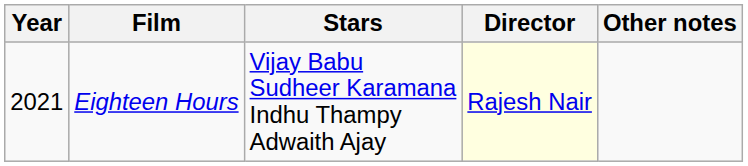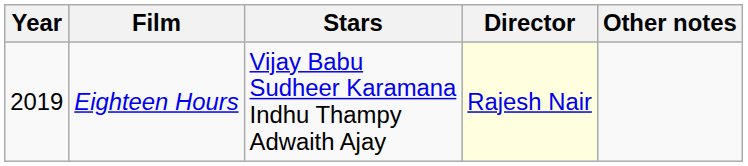(37, 101) 2021 -> (37, 101) 2019
